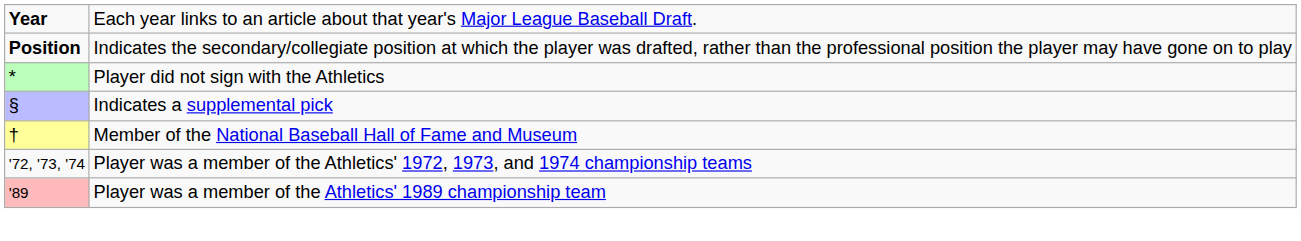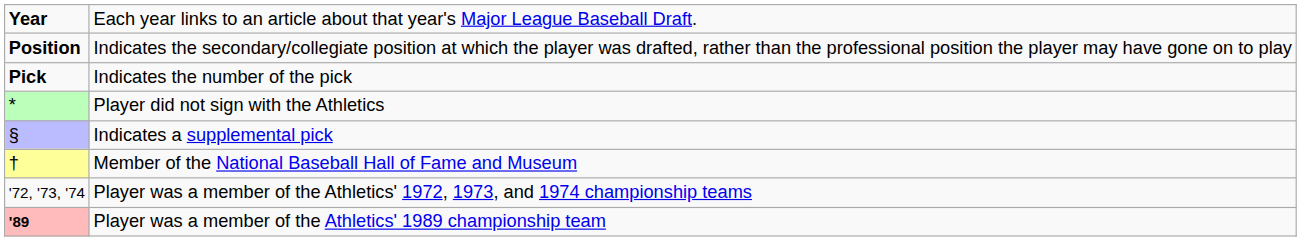+ row: (223, 76)
(19, 193) normal -> (19, 221) bold
